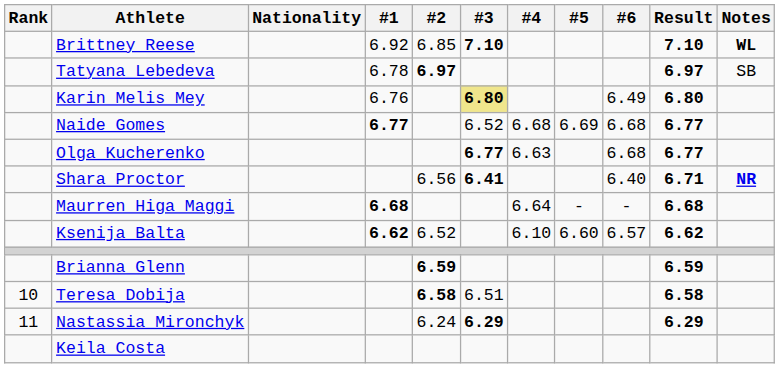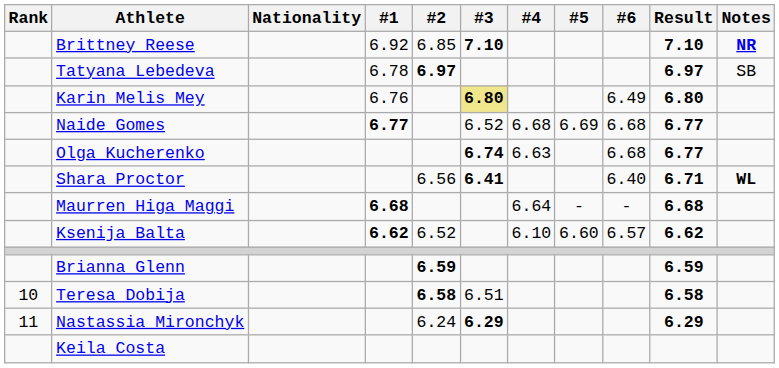(746, 45) WL -> (746, 45) NR
(484, 153) 6.77 -> (484, 153) 6.74
(746, 180) NR -> (746, 180) WL
